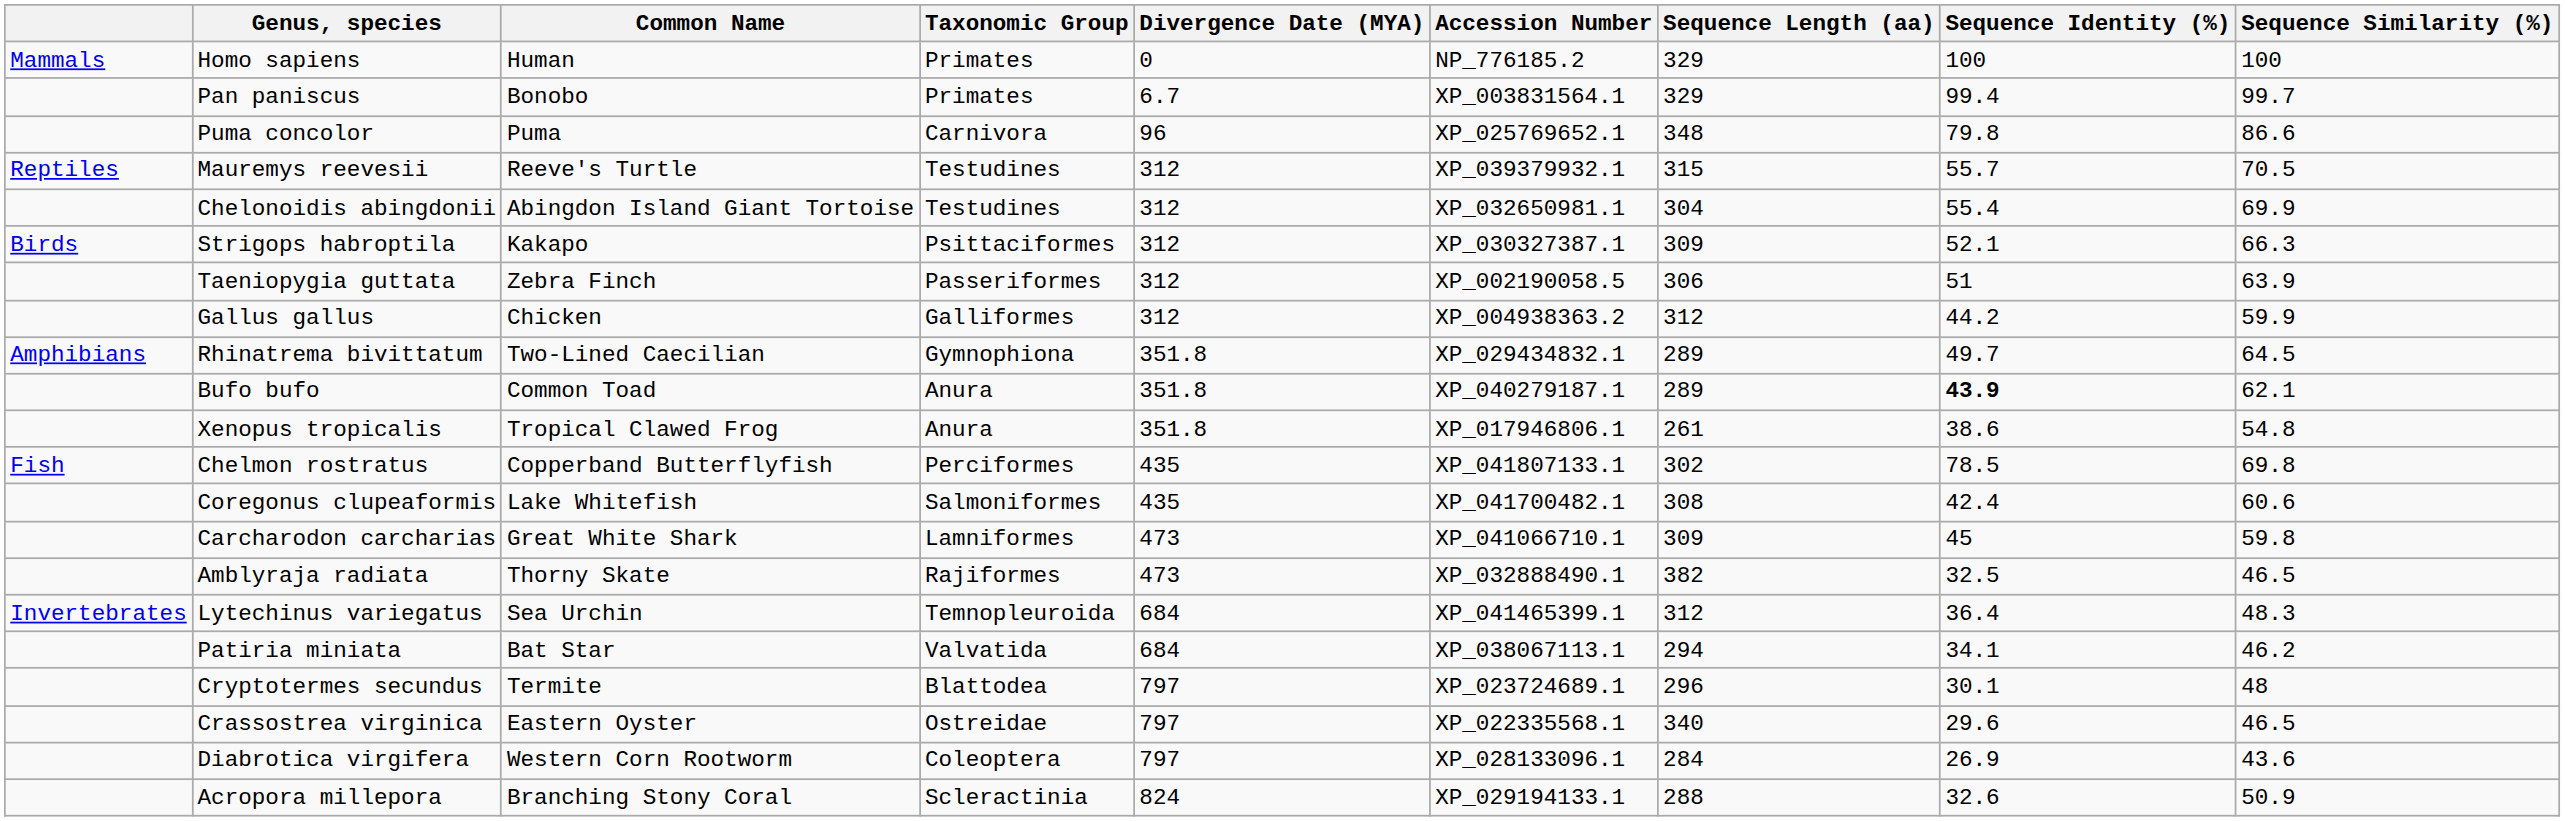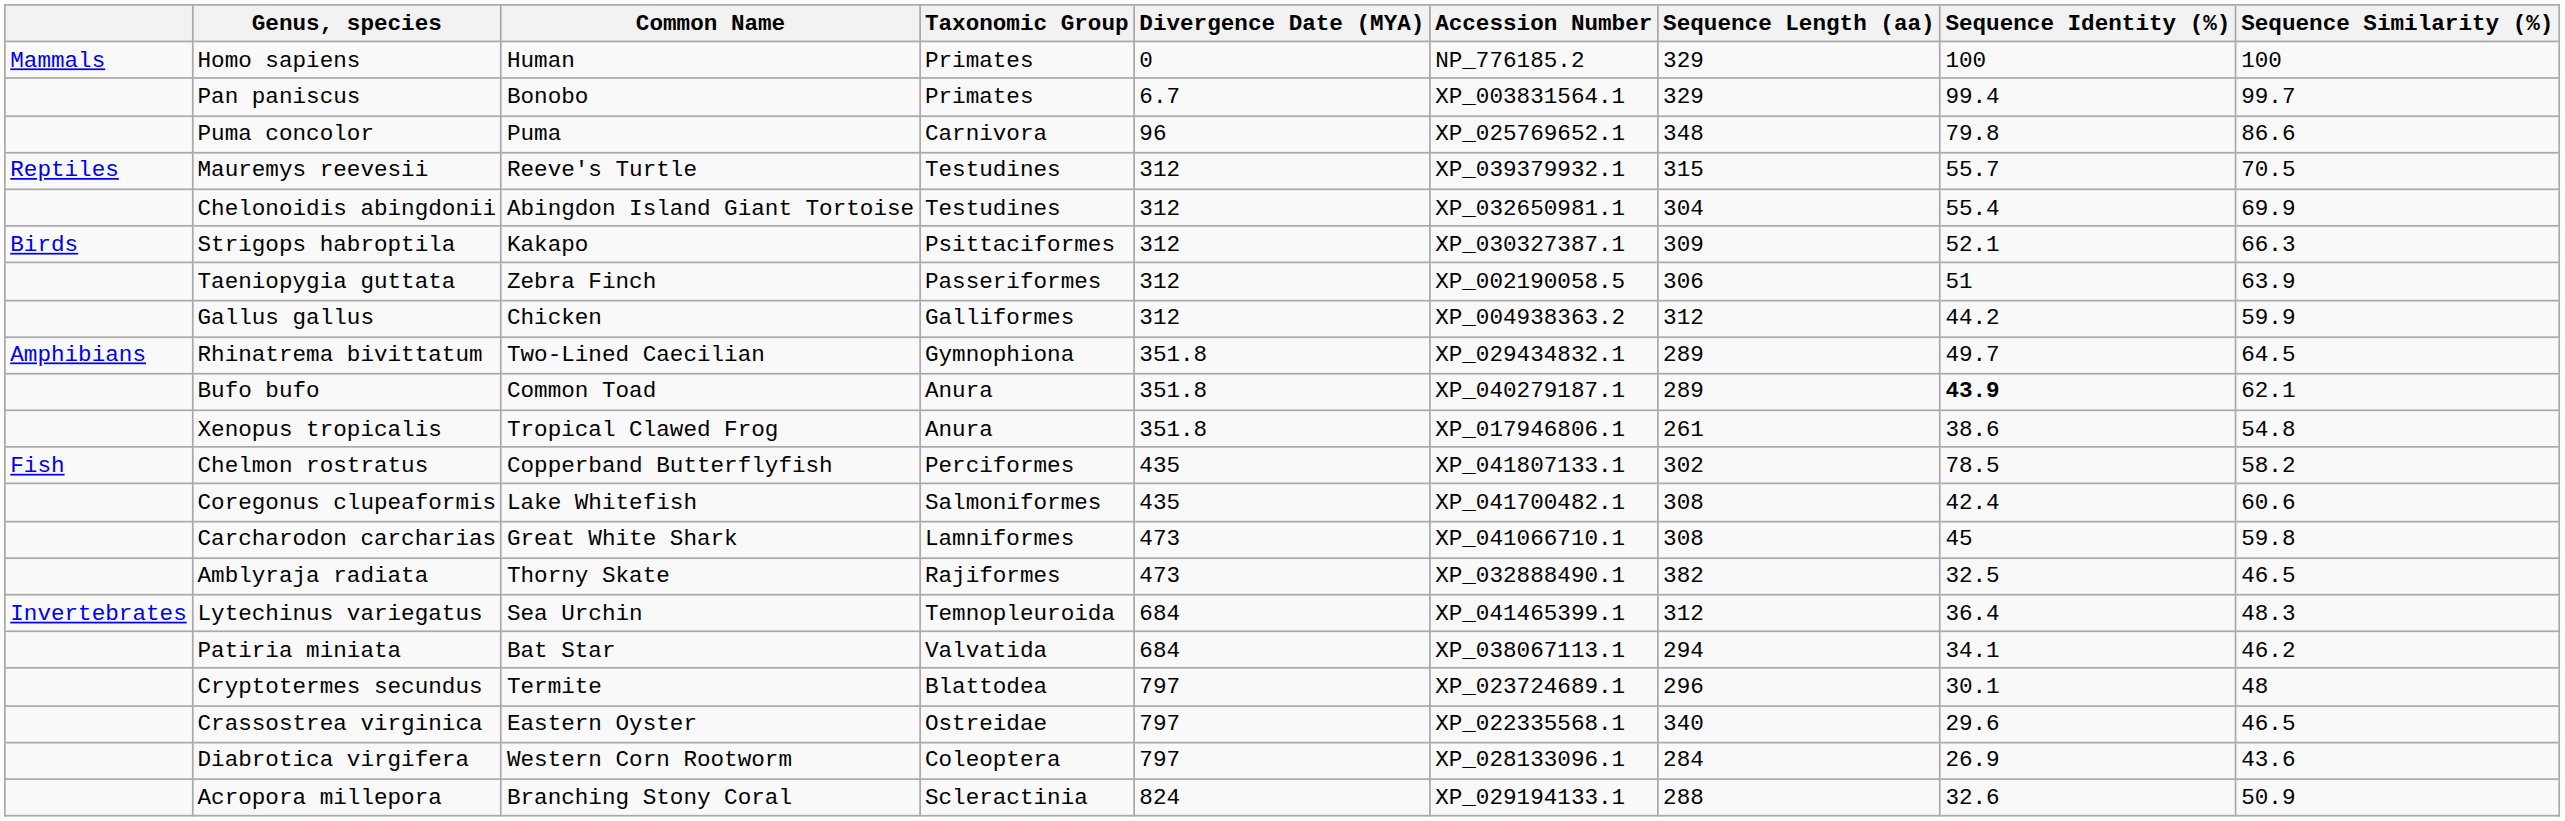(2268, 466) 69.8 -> (2268, 466) 58.2
(1683, 539) 309 -> (1683, 539) 308
